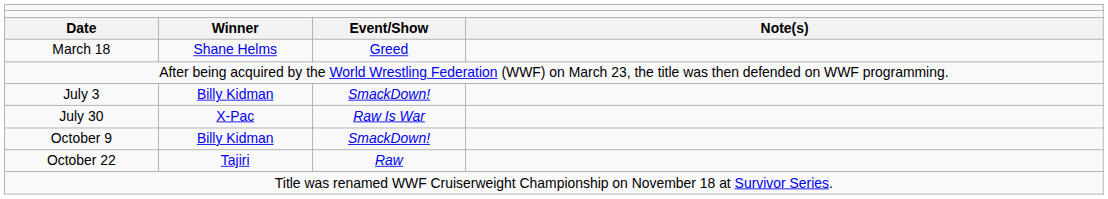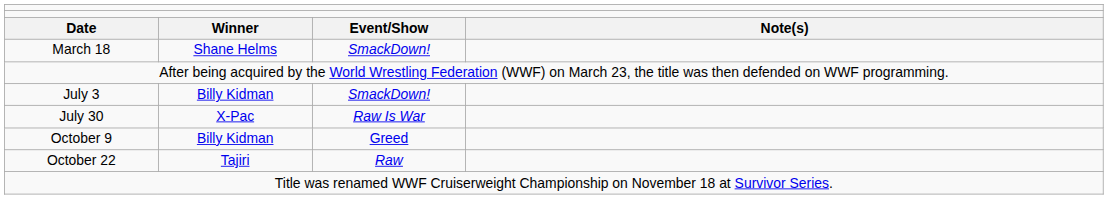(389, 50) Greed -> (389, 50) SmackDown!
(389, 138) SmackDown! -> (389, 138) Greed
